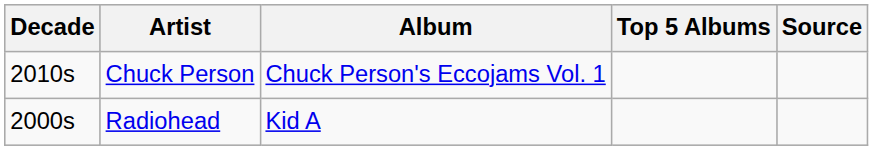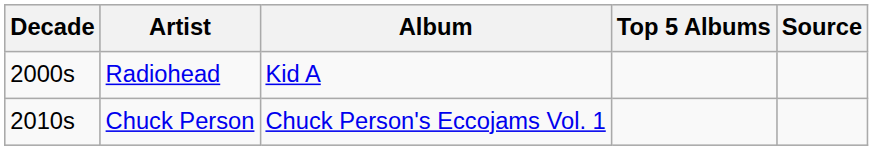rows swapped: (163, 120) <-> (180, 73)
